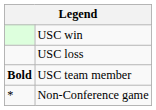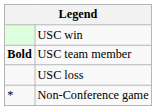rows swapped: (60, 55) <-> (84, 75)
